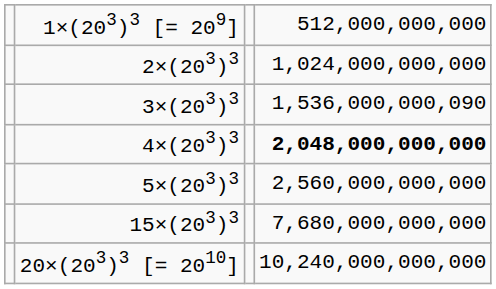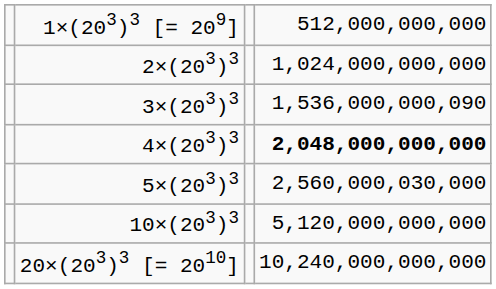(379, 184) 2,560,000,000,000 -> (379, 184) 2,560,000,030,000
+ row: (184, 223)
- row: (184, 223)
